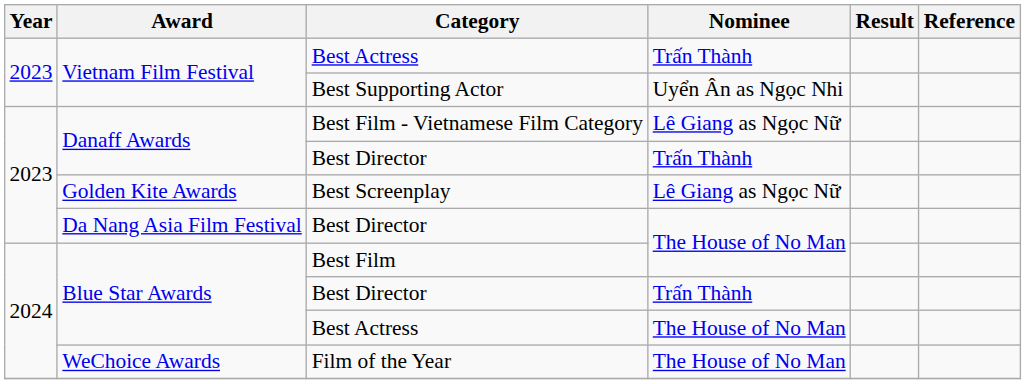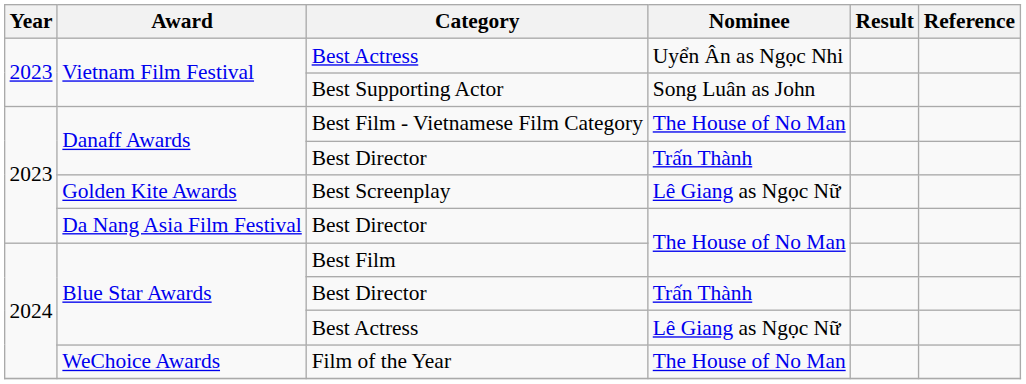(702, 55) Trấn Thành -> (748, 55) Uyển Ân as Ngọc Nhi
(748, 89) Uyển Ân as Ngọc Nhi -> (734, 89) Song Luân as John
(747, 123) Lê Giang as Ngọc Nữ -> (749, 123) The House of No Man
(749, 327) The House of No Man -> (747, 327) Lê Giang as Ngọc Nữ
